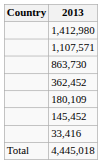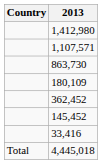rows swapped: (69, 82) <-> (69, 99)
